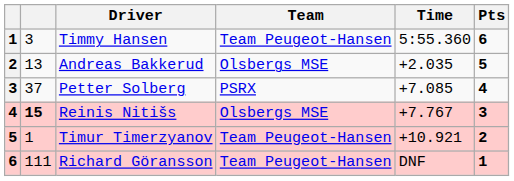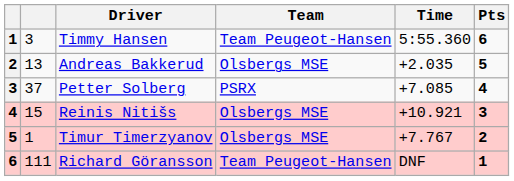(34, 114) bold -> (34, 114) normal
(426, 114) +7.767 -> (430, 114) +10.921
(306, 139) Team Peugeot-Hansen -> (274, 139) Olsbergs MSE
(430, 139) +10.921 -> (426, 139) +7.767
